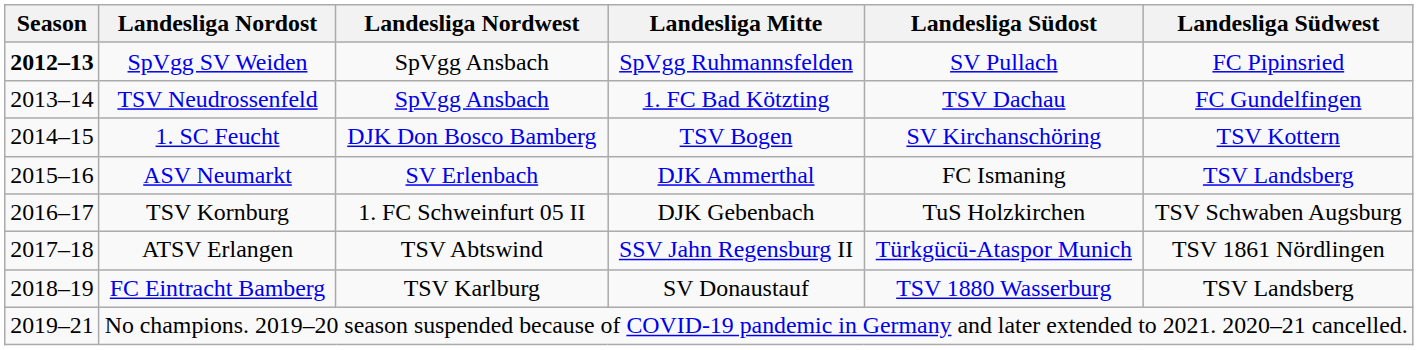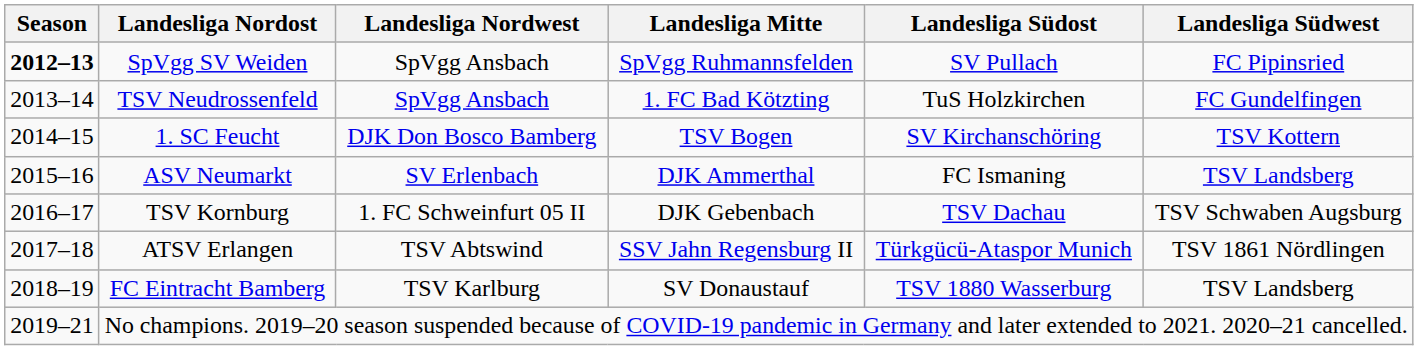(1004, 99) TSV Dachau -> (1004, 99) TuS Holzkirchen
(1004, 212) TuS Holzkirchen -> (1004, 212) TSV Dachau
